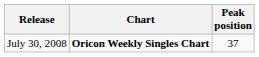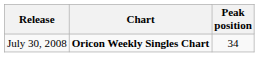(233, 43) 37 -> (233, 43) 34
